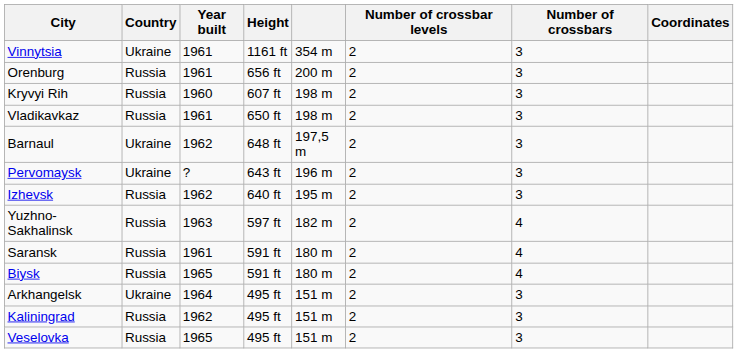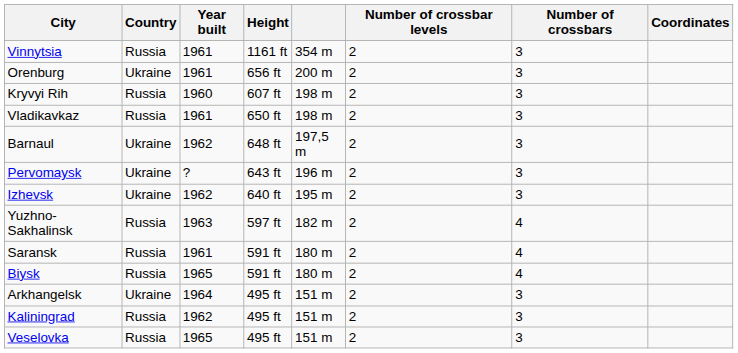(148, 51) Ukraine -> (146, 51) Russia
(146, 72) Russia -> (148, 72) Ukraine
(146, 194) Russia -> (148, 194) Ukraine
